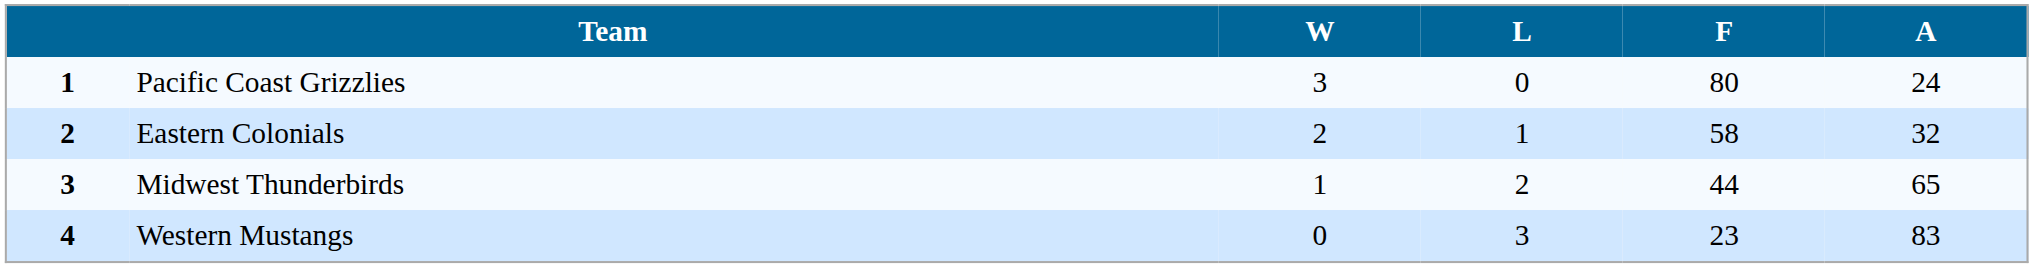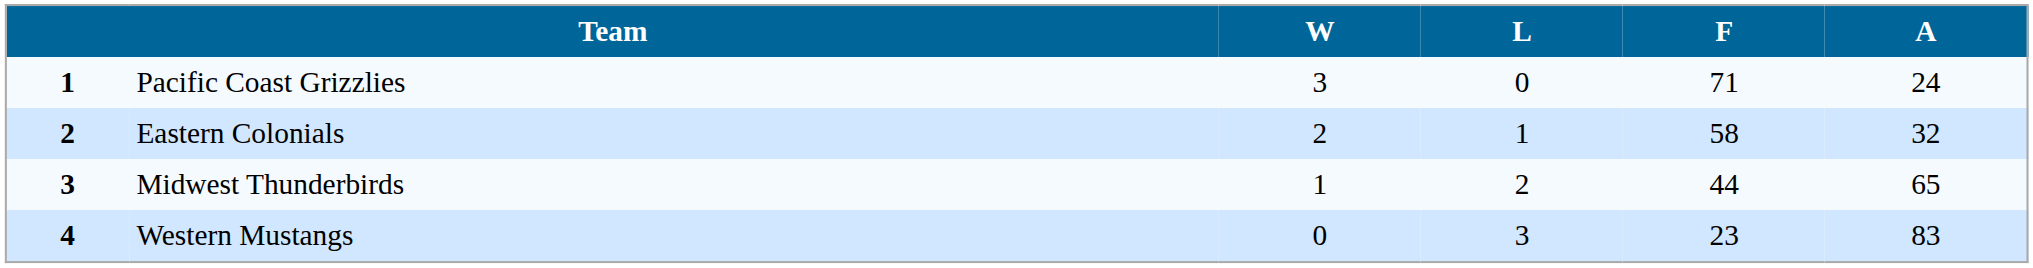(1724, 82) 80 -> (1724, 82) 71
